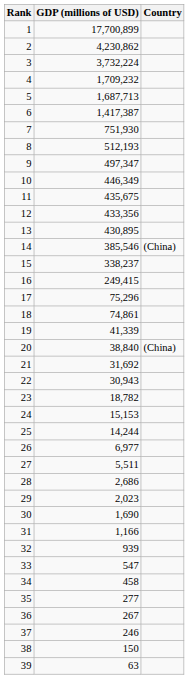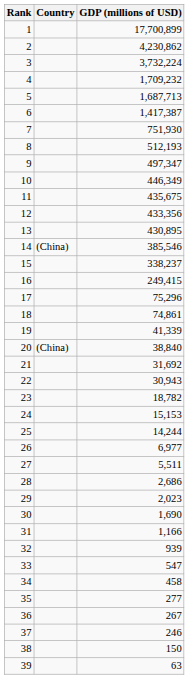columns swapped: (163, 12) <-> (87, 12)
